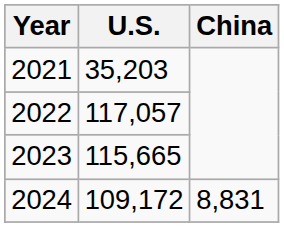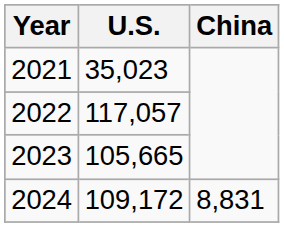(126, 69) 35,203 -> (126, 69) 35,023
(133, 156) 115,665 -> (134, 156) 105,665
